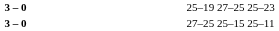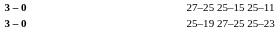rows swapped: (231, 23) <-> (231, 8)
